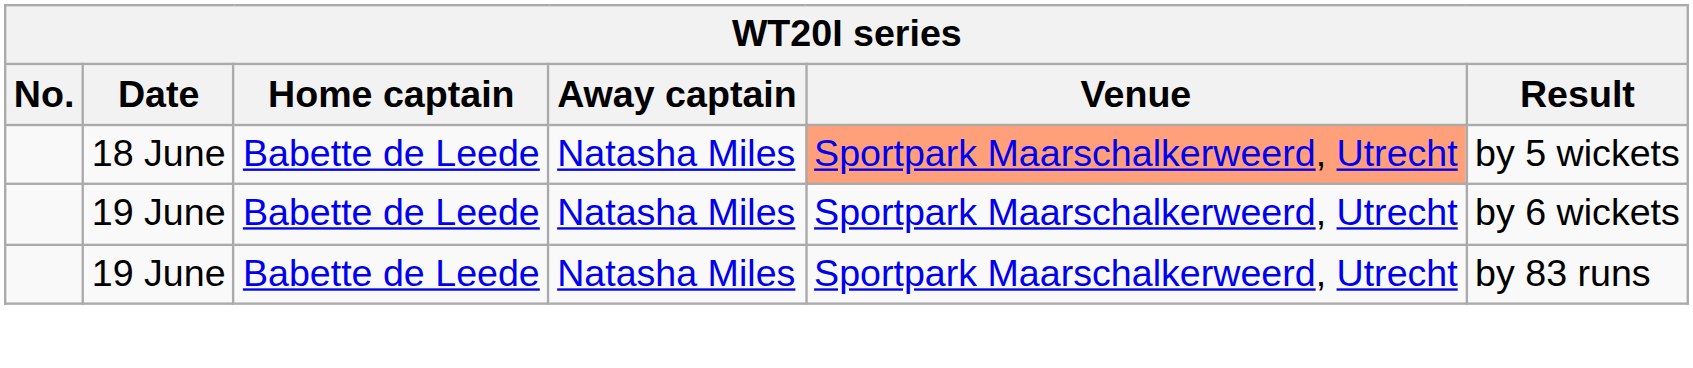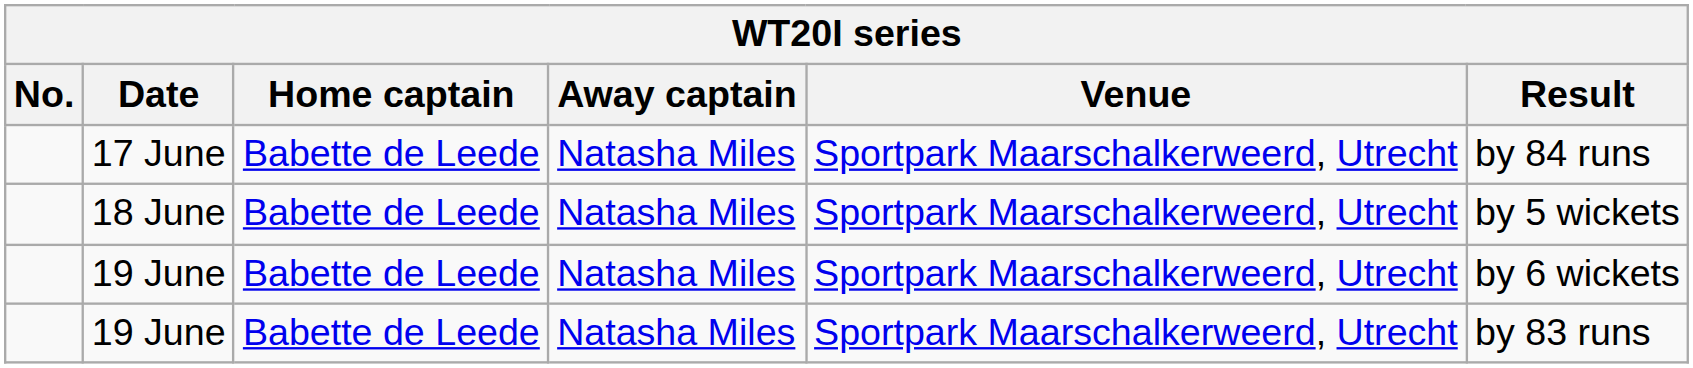+ row: (44, 154)
(1136, 153) lightsalmon background -> (1136, 213) no background
